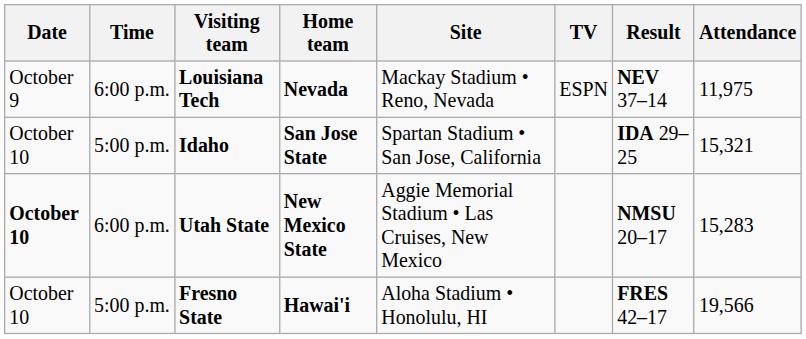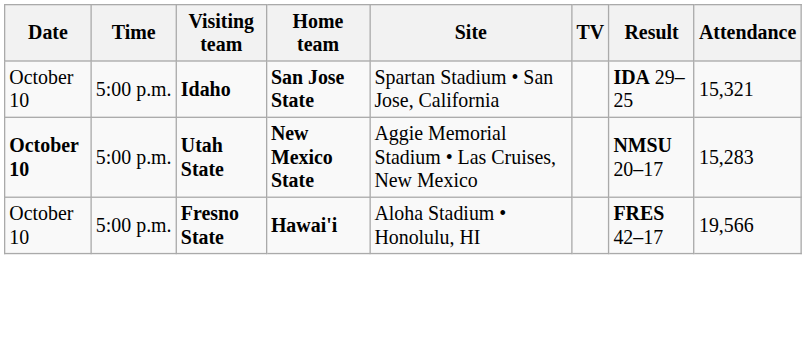- row: (221, 89)
(132, 225) 6:00 p.m. -> (134, 157) 5:00 p.m.
